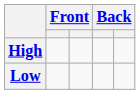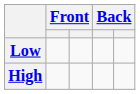rows swapped: (25, 50) <-> (25, 76)
